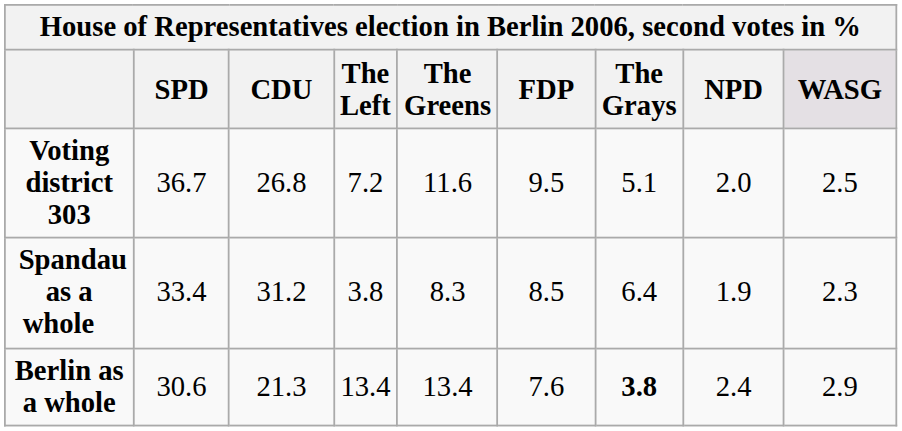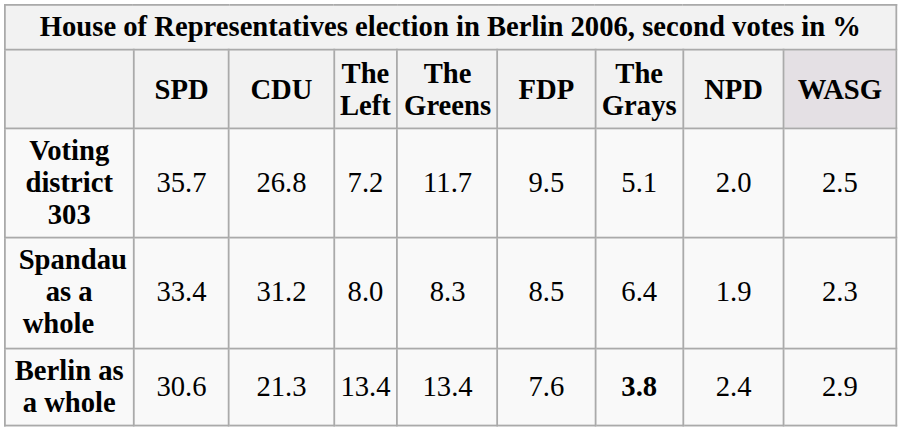(182, 182) 36.7 -> (182, 182) 35.7
(448, 182) 11.6 -> (448, 182) 11.7
(365, 292) 3.8 -> (365, 292) 8.0
